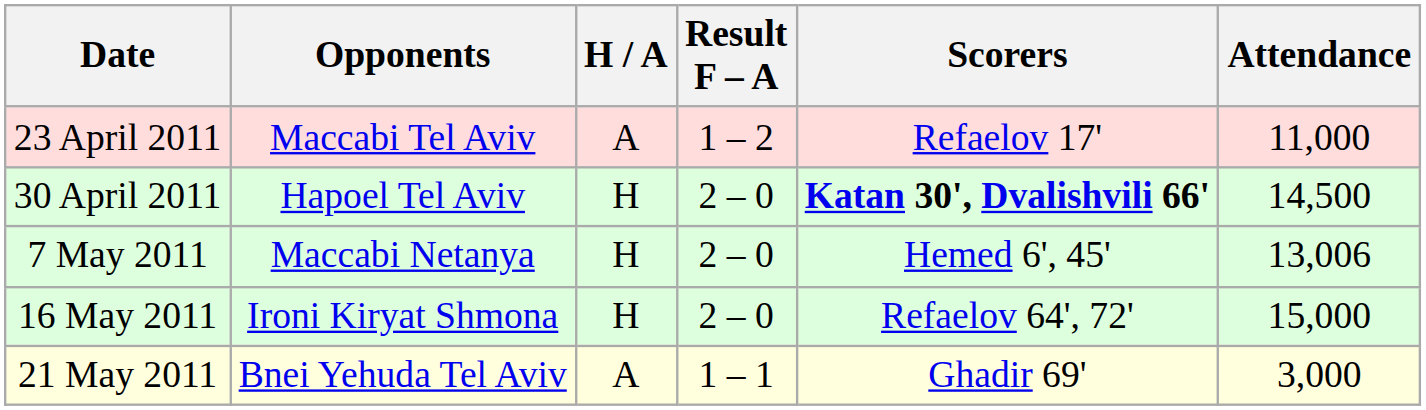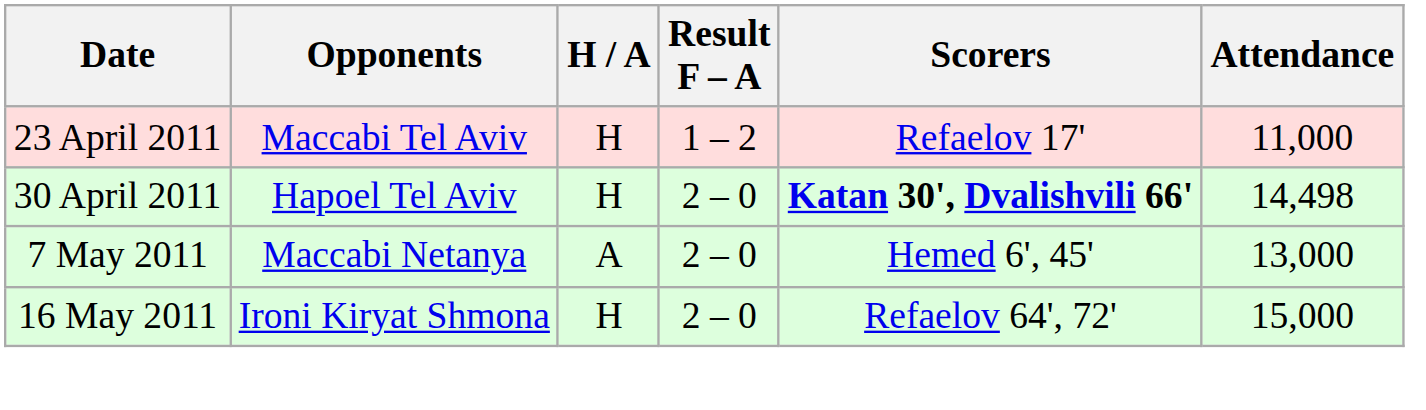(626, 136) A -> (609, 136) H
(1319, 195) 14,500 -> (1302, 195) 14,498
(626, 255) H -> (609, 255) A
(1319, 255) 13,006 -> (1302, 255) 13,000
- row: (118, 374)
